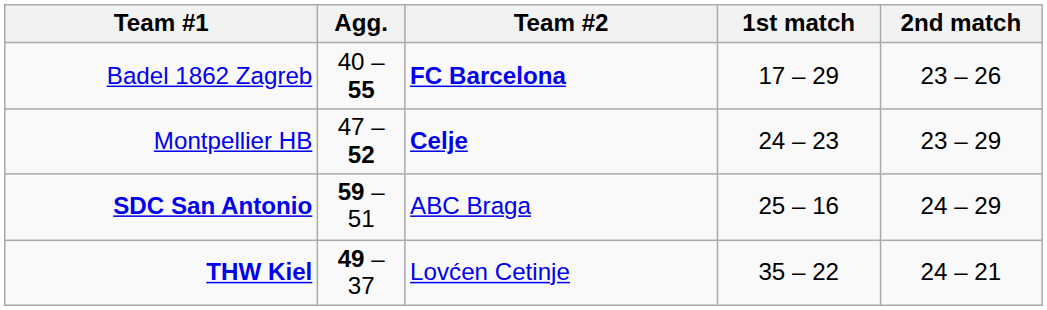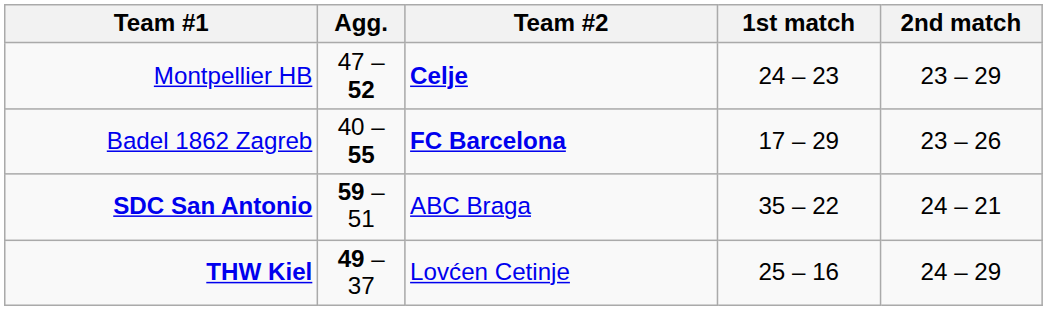rows swapped: (233, 141) <-> (210, 75)
(799, 206) 25 – 16 -> (799, 206) 35 – 22
(961, 206) 24 – 29 -> (961, 206) 24 – 21
(799, 272) 35 – 22 -> (799, 272) 25 – 16
(961, 272) 24 – 21 -> (961, 272) 24 – 29
